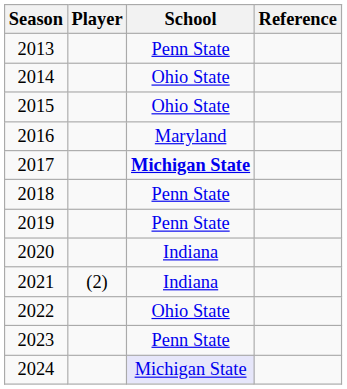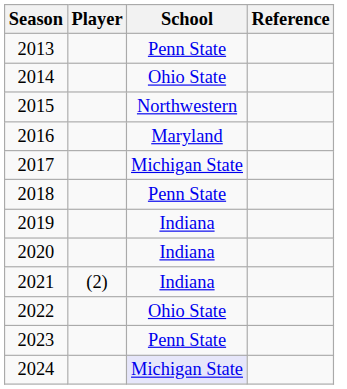(191, 106) Ohio State -> (187, 106) Northwestern
(191, 164) bold -> (187, 164) normal
(191, 223) Penn State -> (187, 223) Indiana
